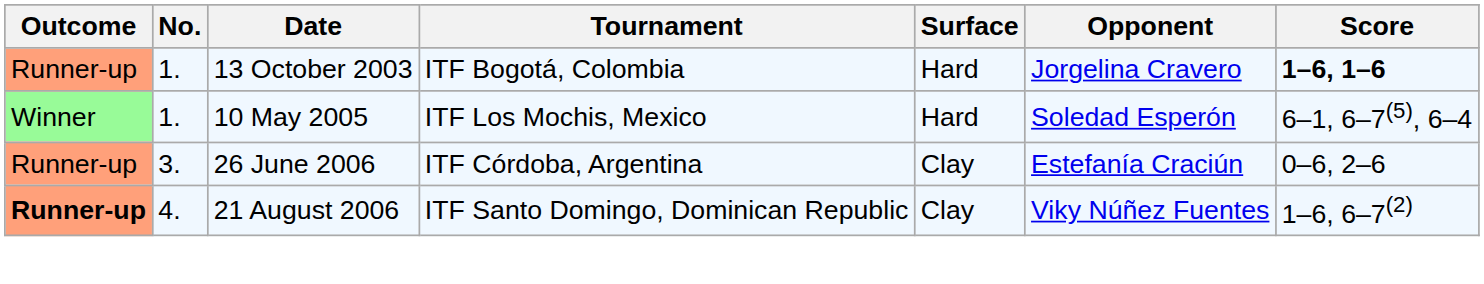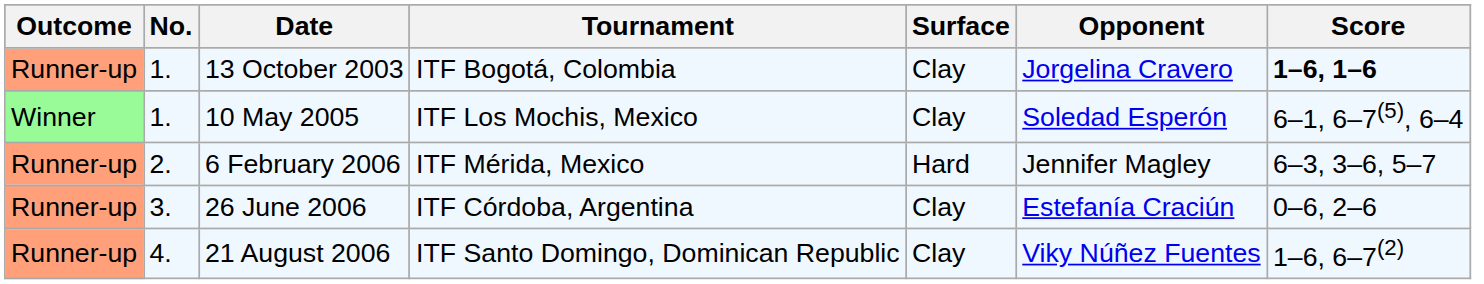(950, 68) Hard -> (939, 68) Clay
(950, 115) Hard -> (939, 115) Clay
+ row: (303, 162)
(78, 209) bold -> (74, 253) normal
